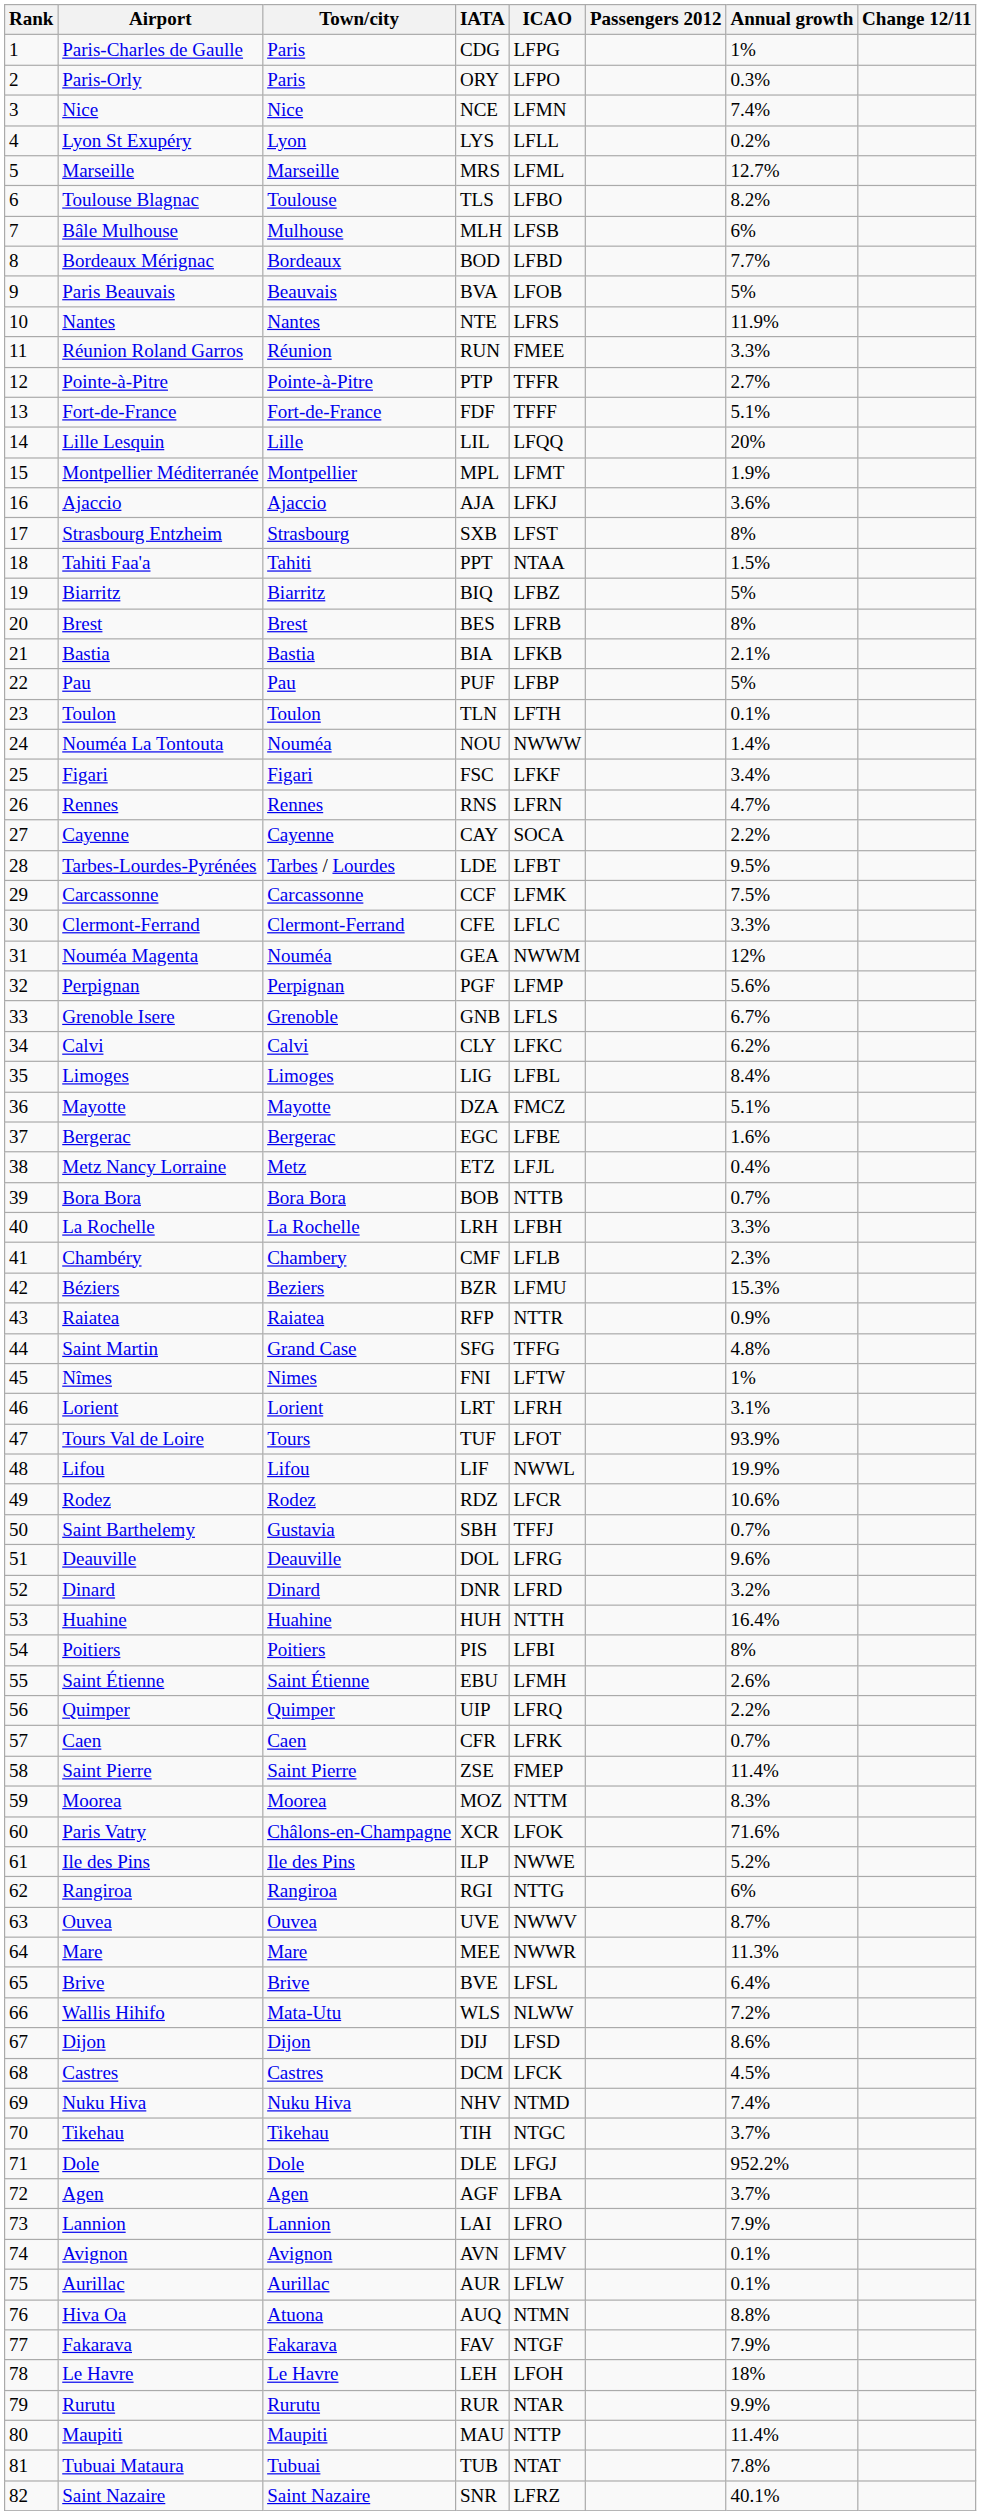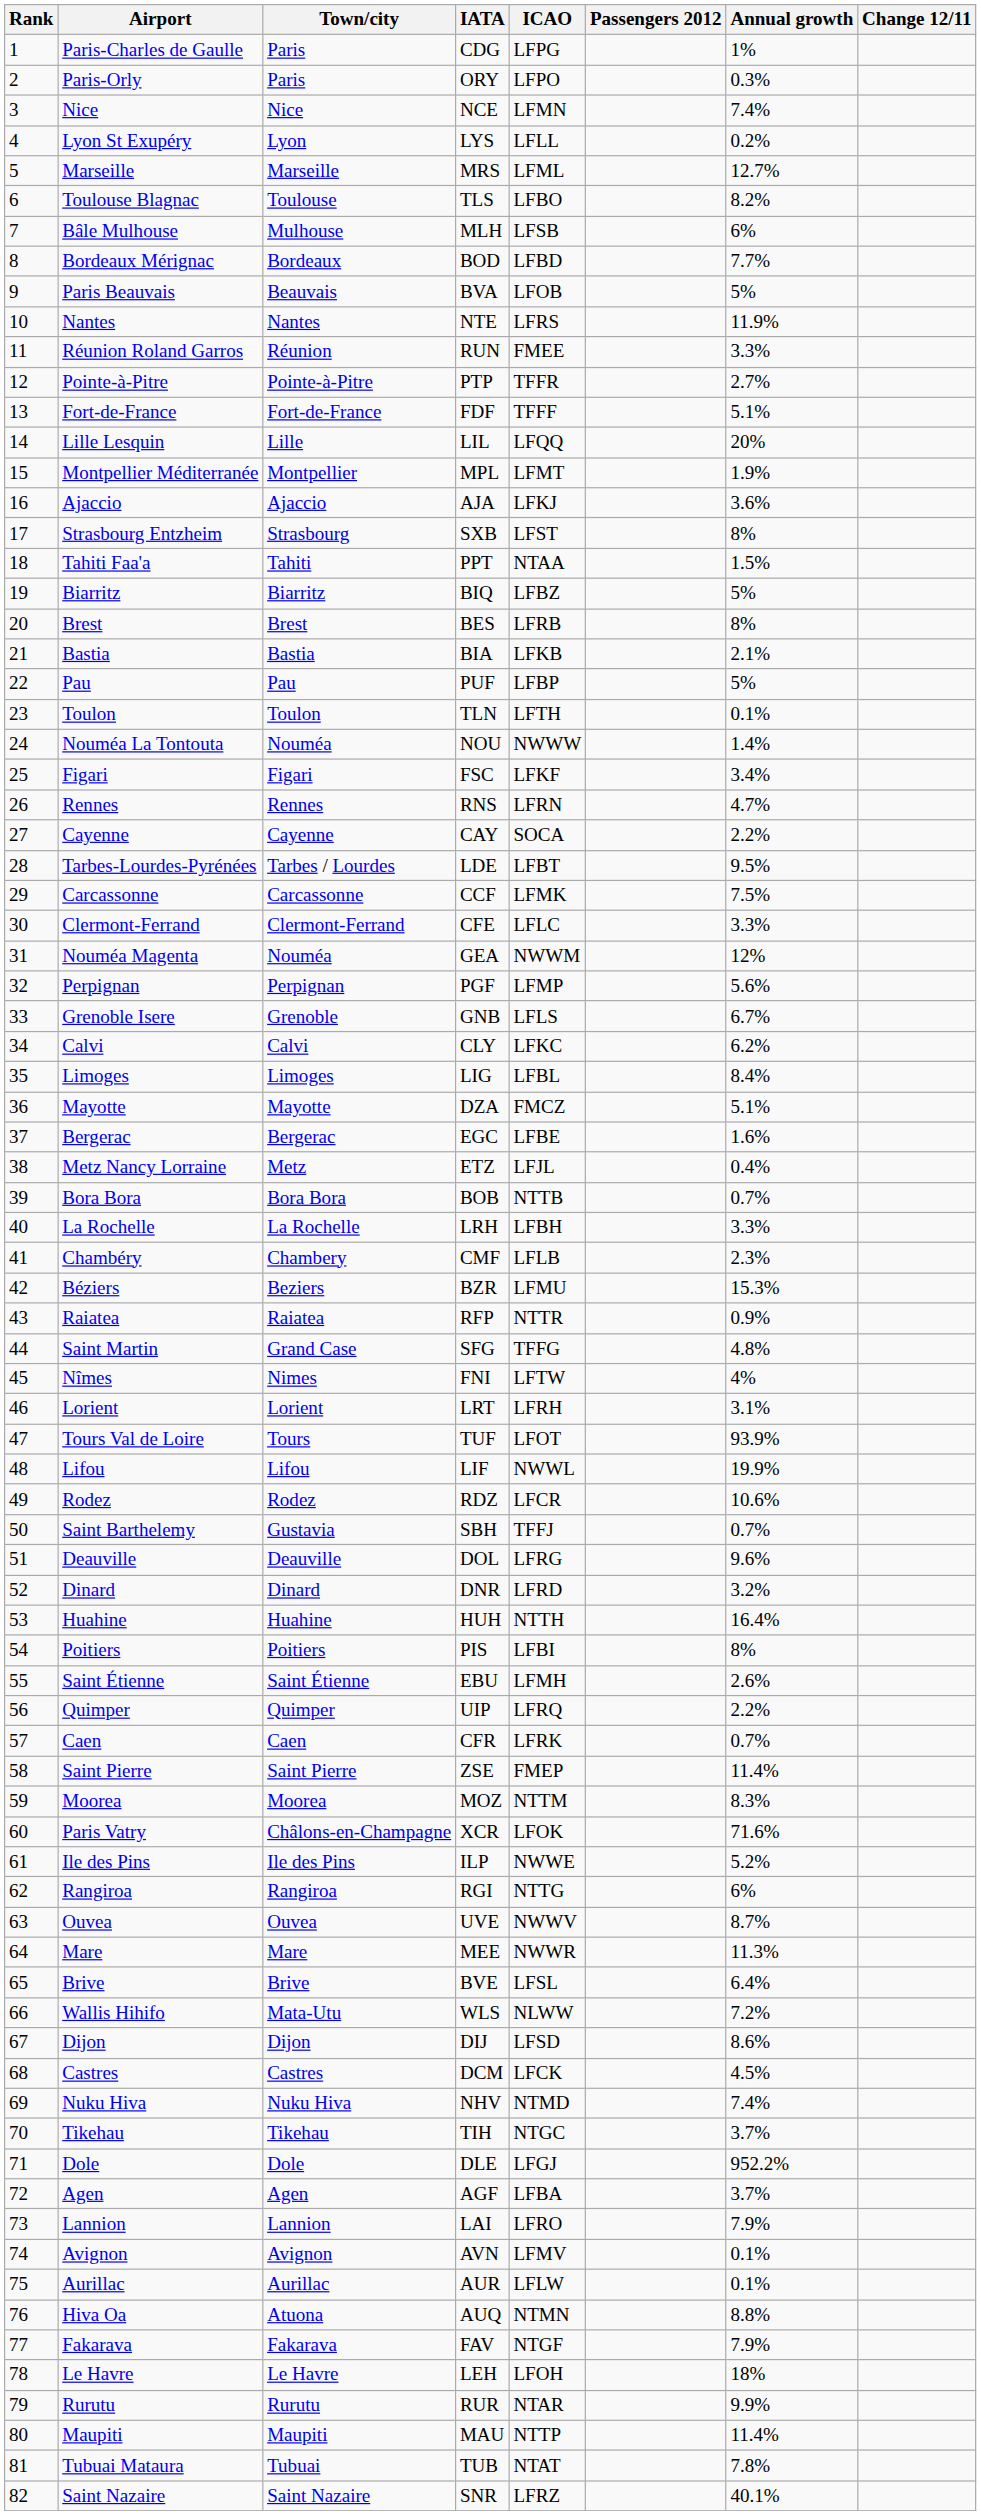(743, 1378) 1% -> (743, 1378) 4%
